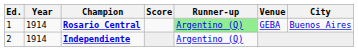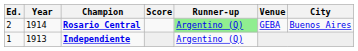(9, 25) 1 -> (9, 25) 2
(9, 39) 2 -> (9, 39) 1
(36, 39) 1914 -> (36, 39) 1913
